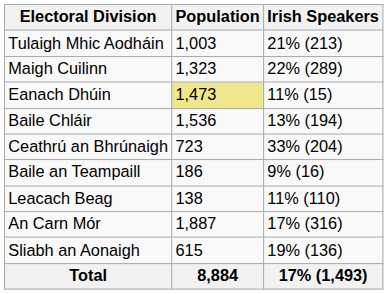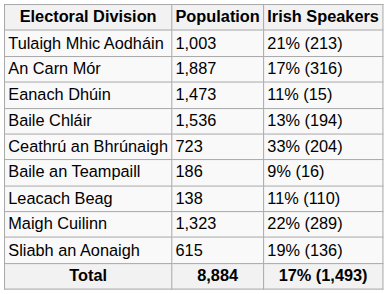rows swapped: (58, 69) <-> (55, 224)
(196, 95) khaki background -> (196, 95) no background
